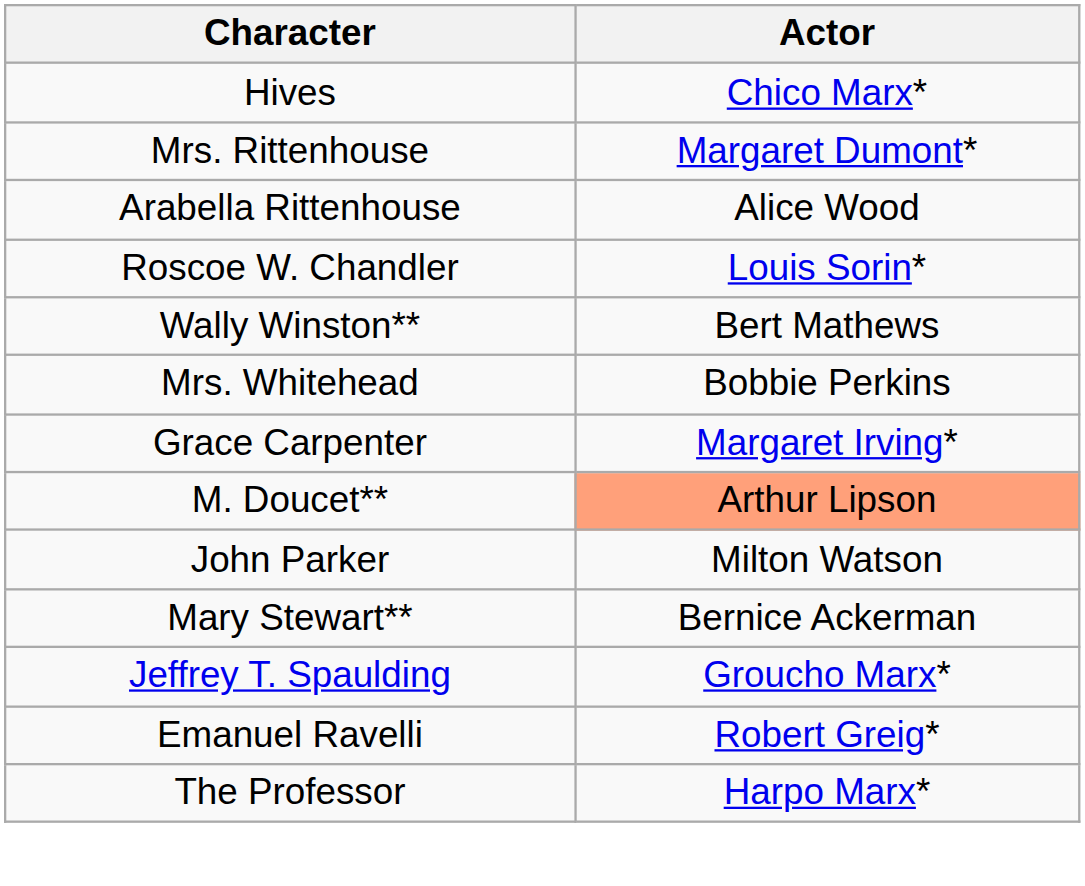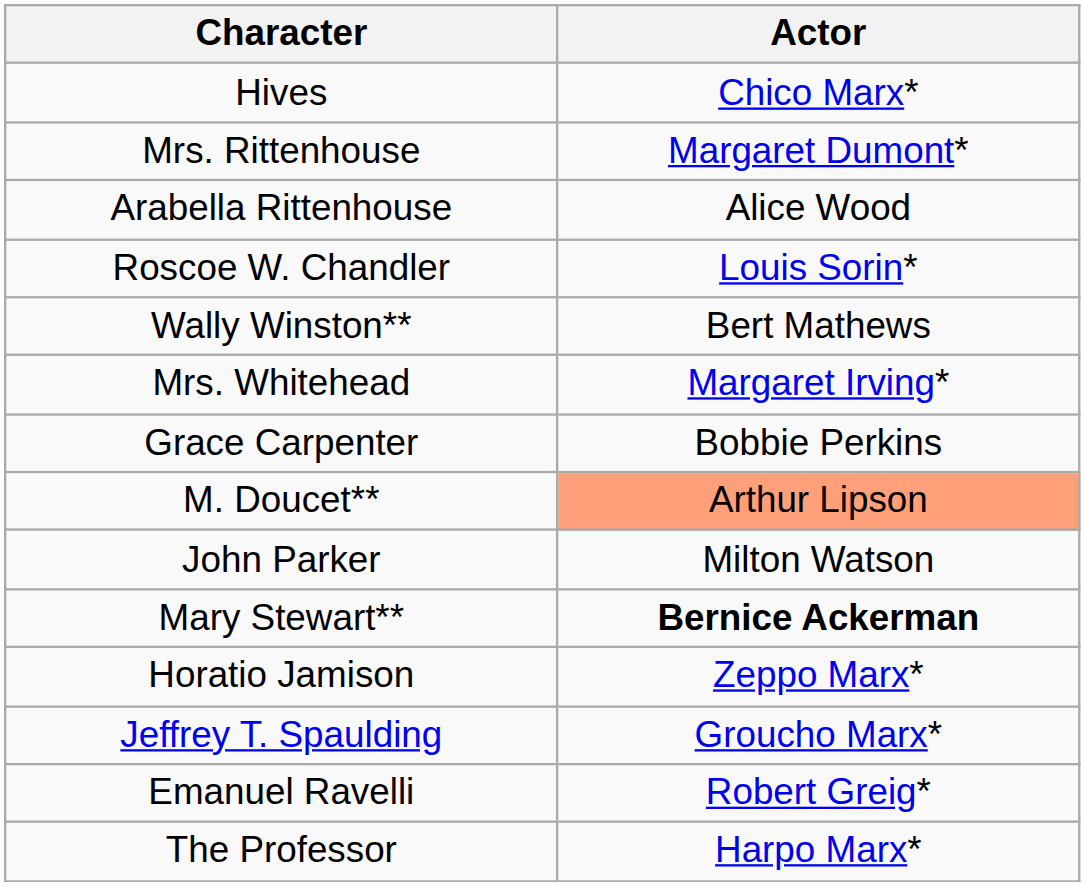(827, 383) Bobbie Perkins -> (818, 383) Margaret Irving*
(827, 442) Margaret Irving* -> (818, 442) Bobbie Perkins
(827, 617) normal -> (818, 617) bold
+ row: (281, 675)
